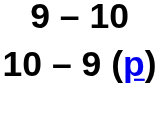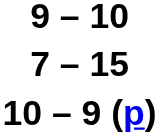+ row: (80, 64)
